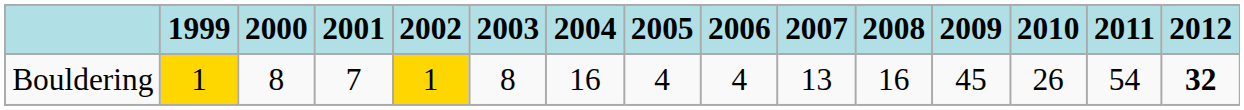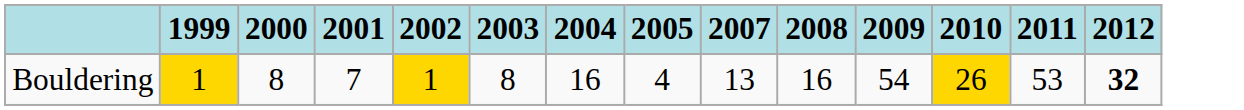- column: (739, 29)
(971, 79) 45 -> (894, 79) 54
(1048, 79) no background -> (971, 79) gold background
(1124, 79) 54 -> (1047, 79) 53
